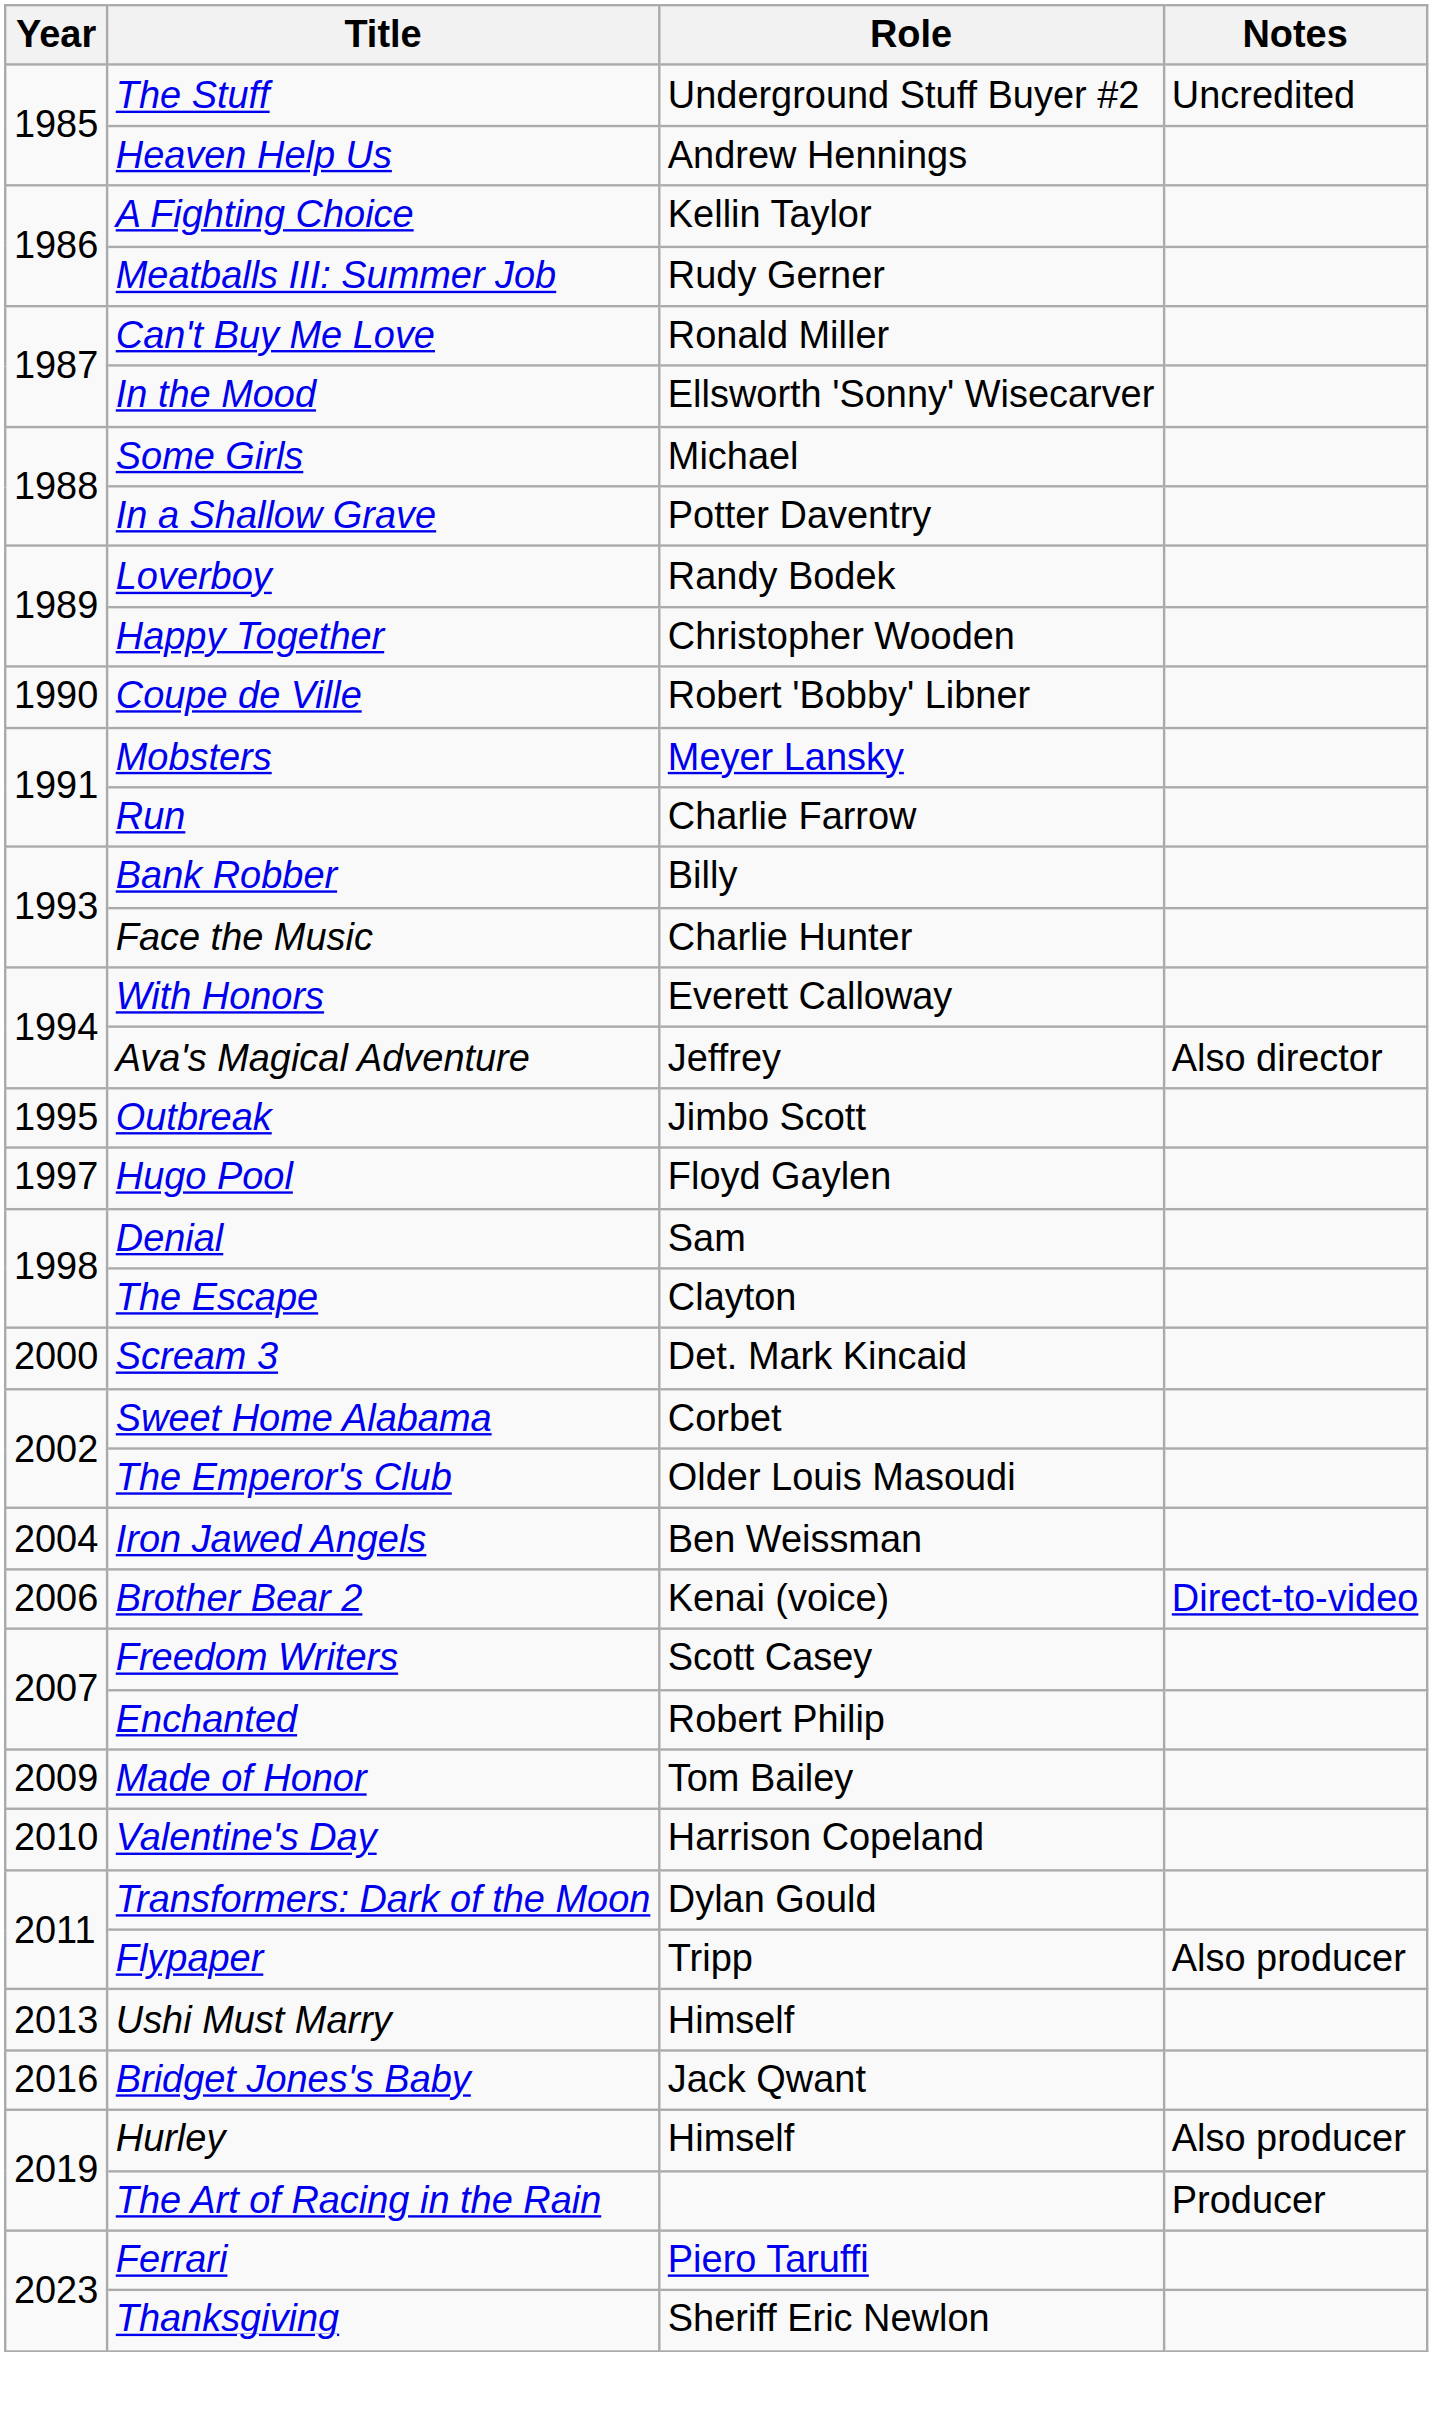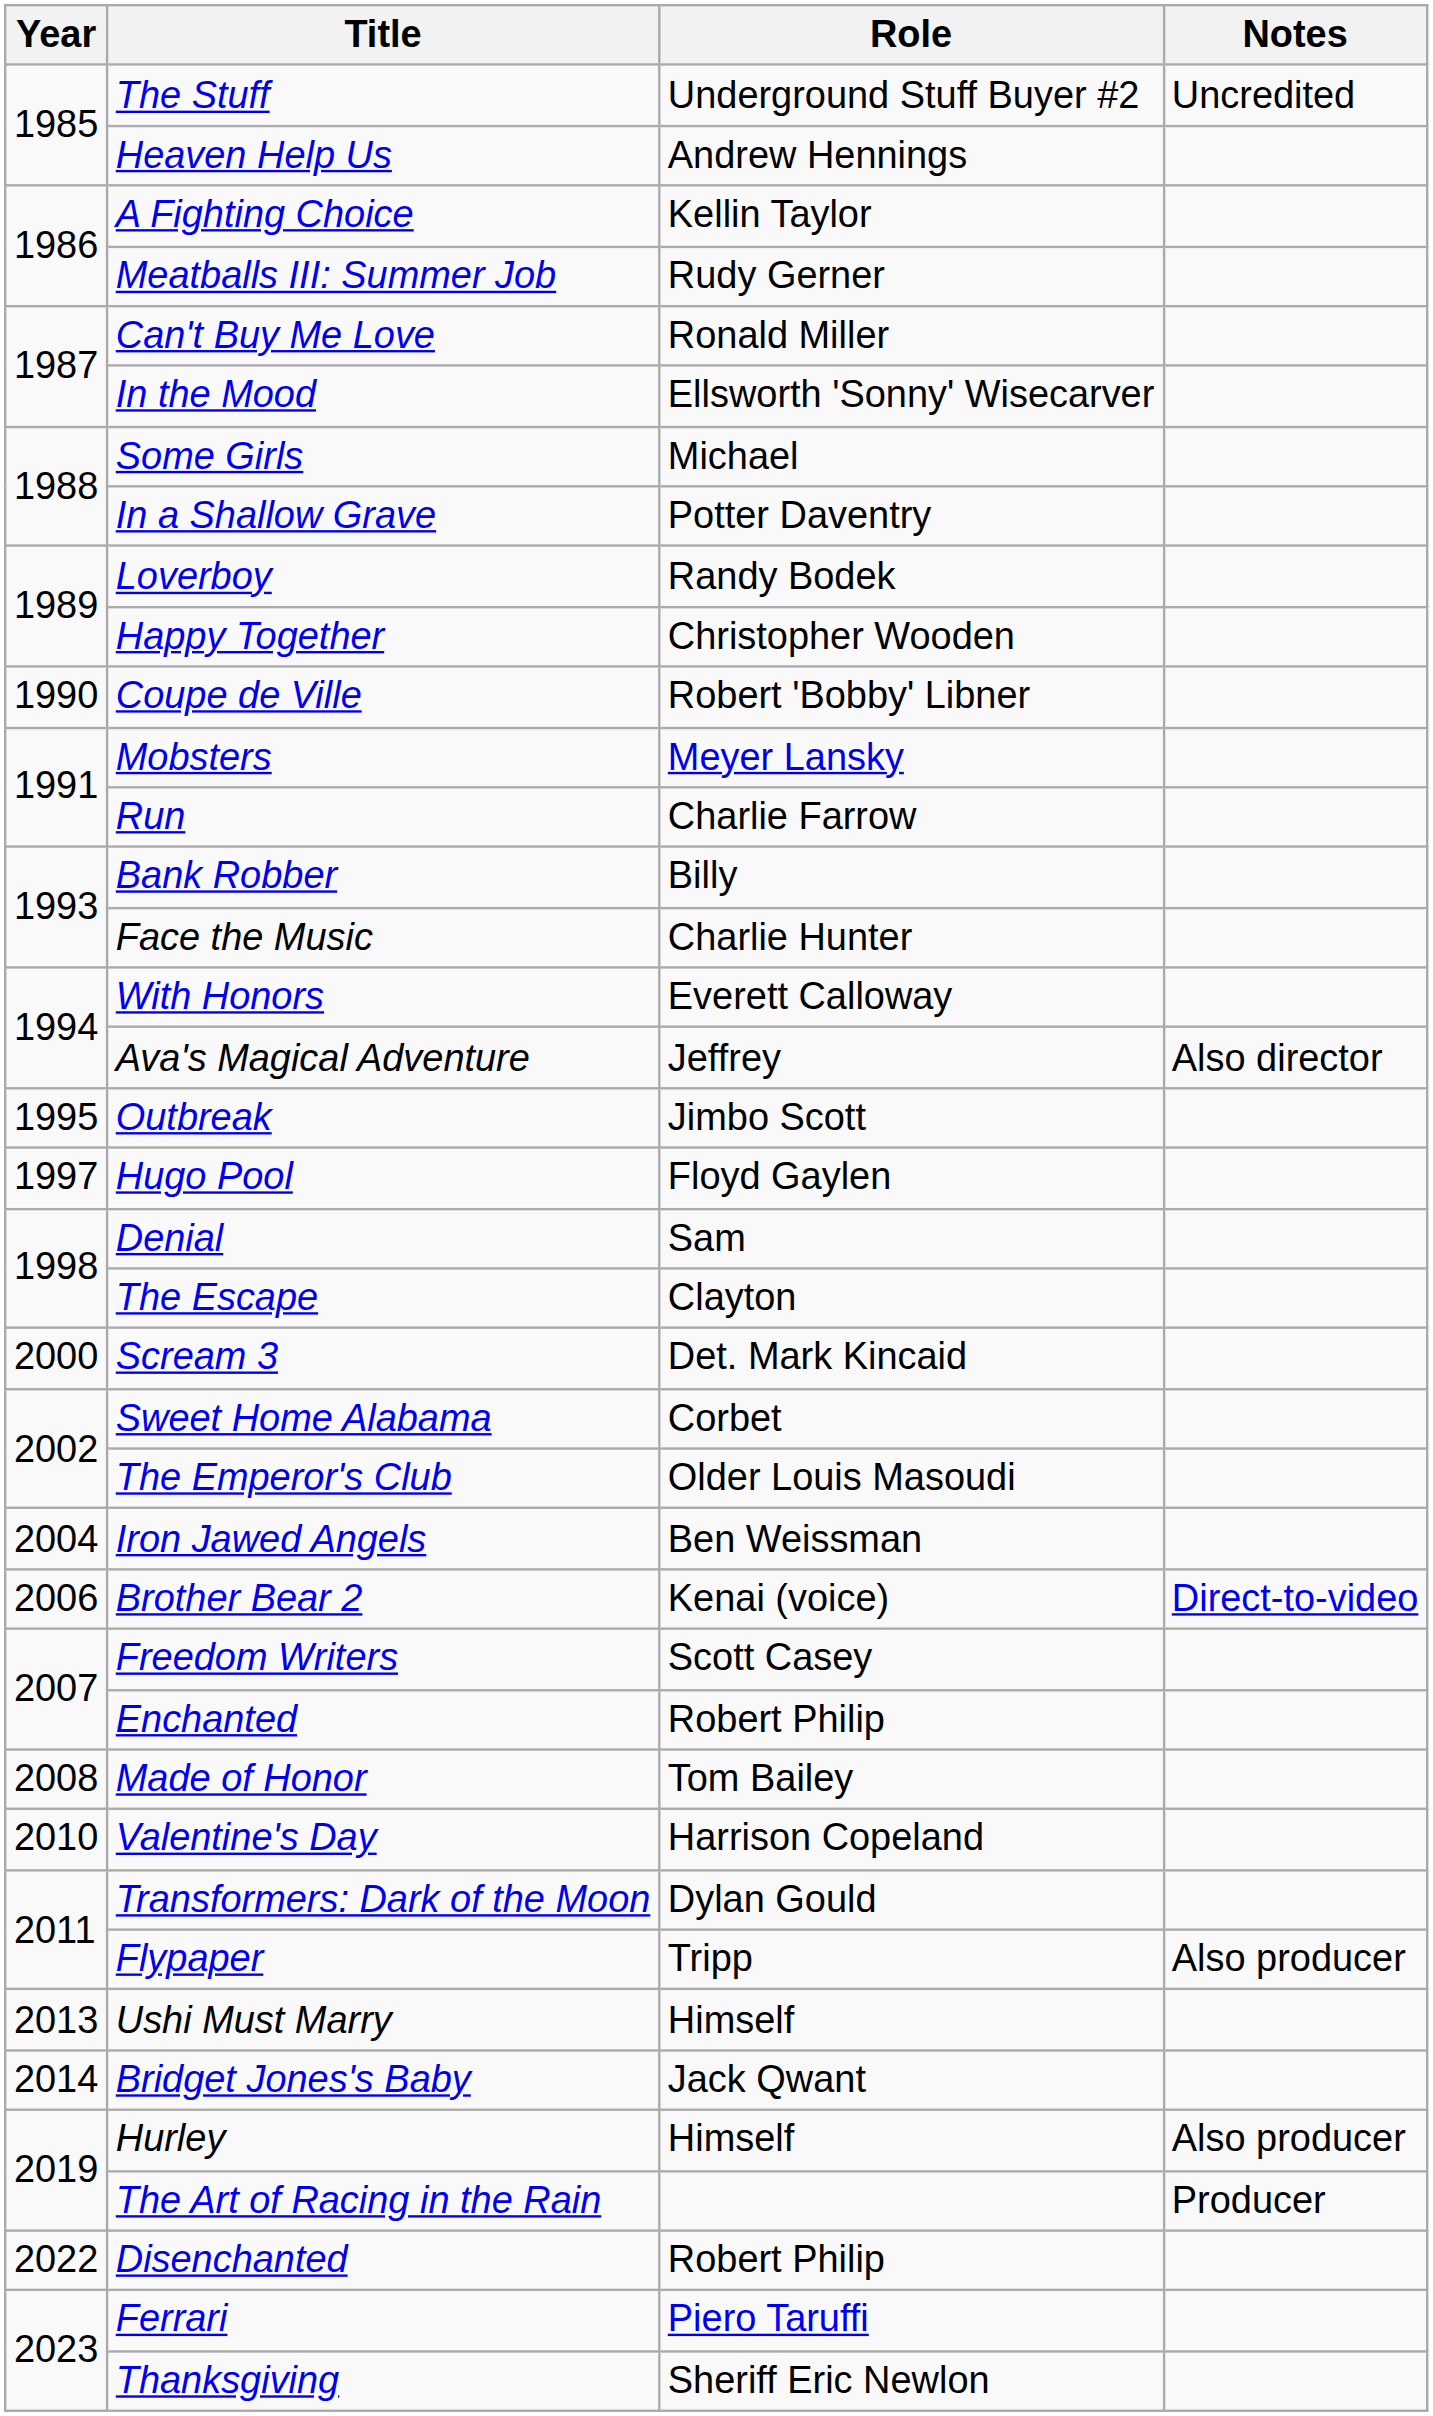(56, 1778) 2009 -> (56, 1778) 2008
(56, 2079) 2016 -> (56, 2079) 2014
+ row: (232, 2259)
